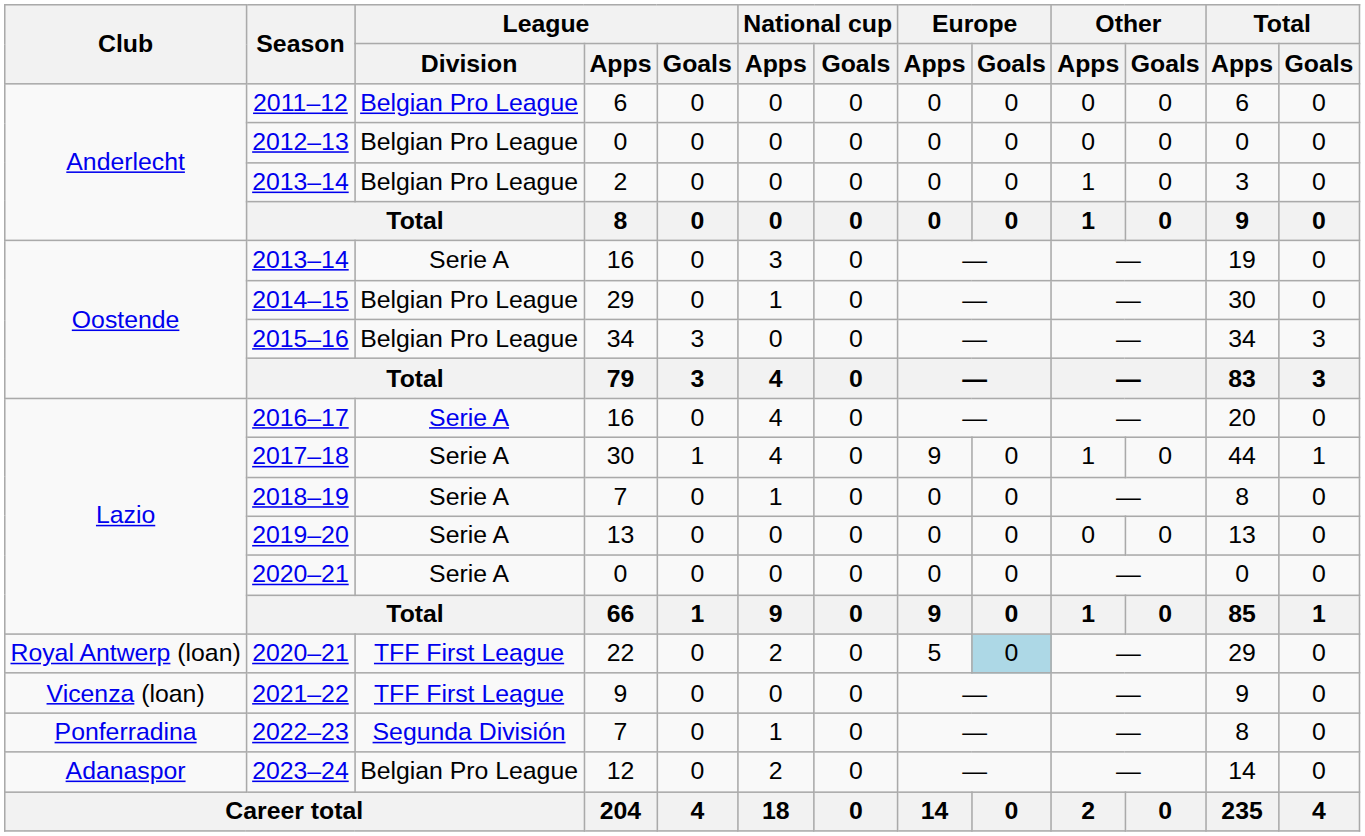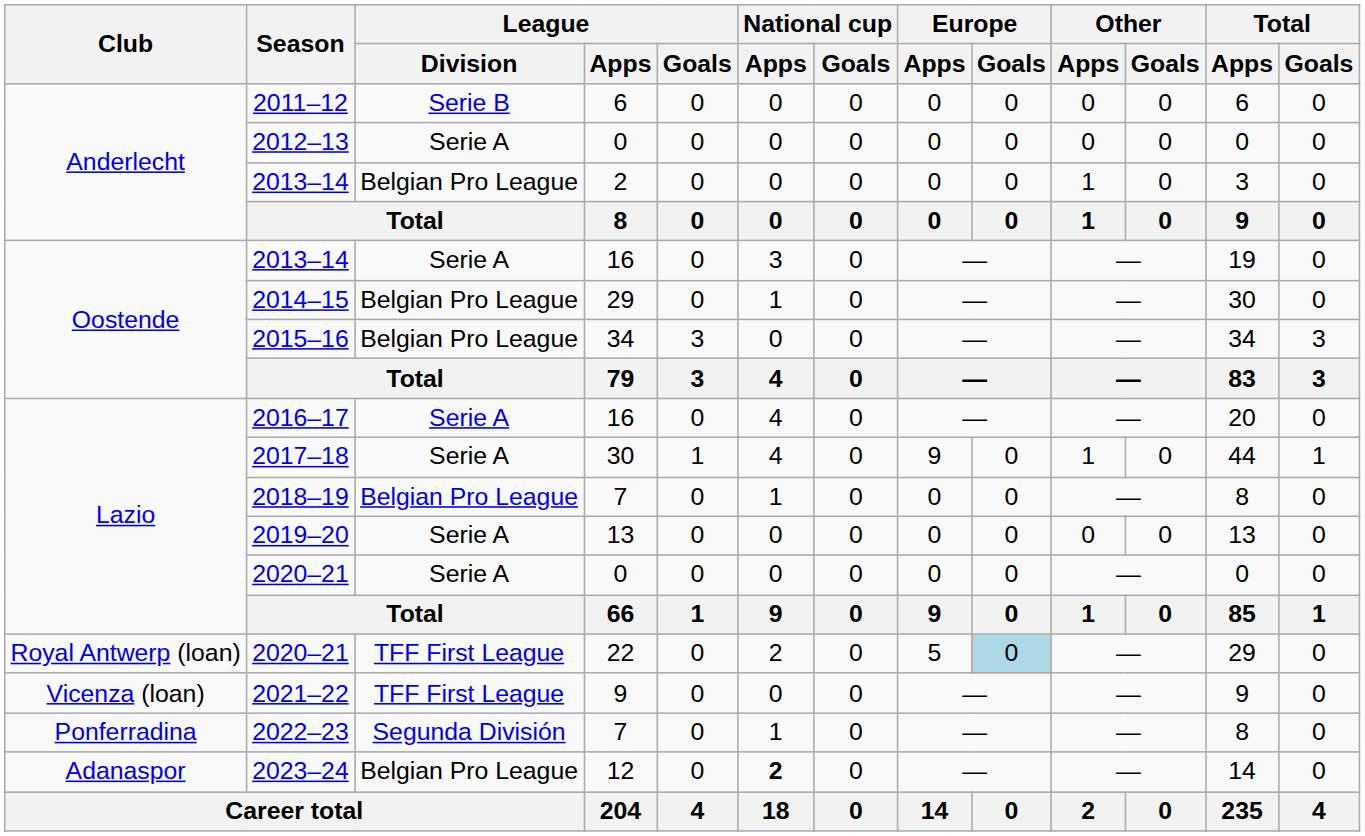(469, 102) Belgian Pro League -> (469, 102) Serie B
(469, 142) Belgian Pro League -> (469, 142) Serie A
(469, 496) Serie A -> (469, 496) Belgian Pro League
(776, 771) normal -> (776, 771) bold
